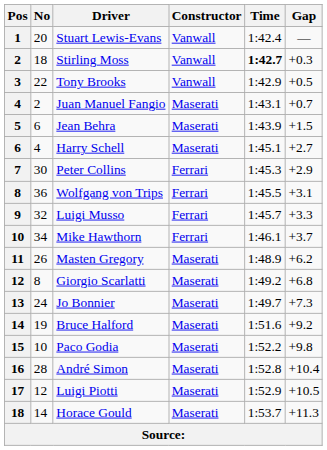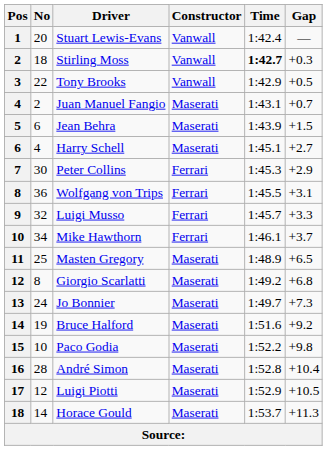(40, 258) 26 -> (40, 258) 25
(301, 258) +6.2 -> (301, 258) +6.5
